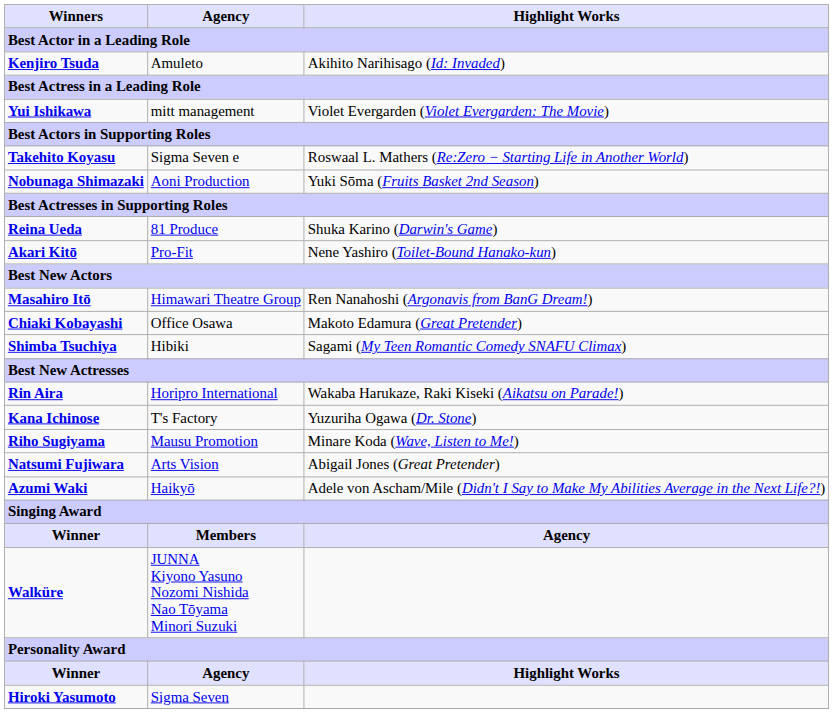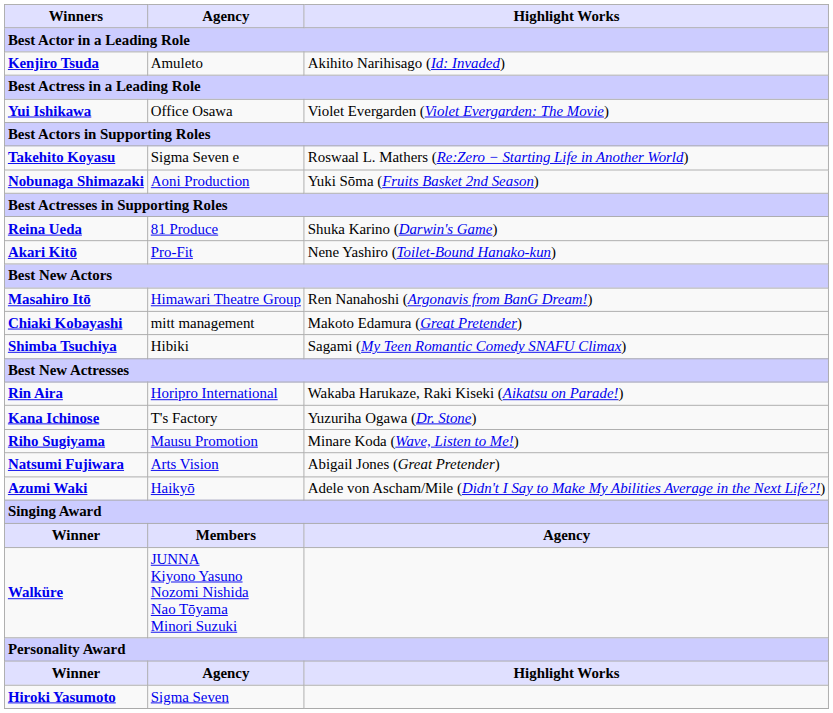(203, 110) mitt management -> (192, 110) Office Osawa
(192, 323) Office Osawa -> (203, 323) mitt management
